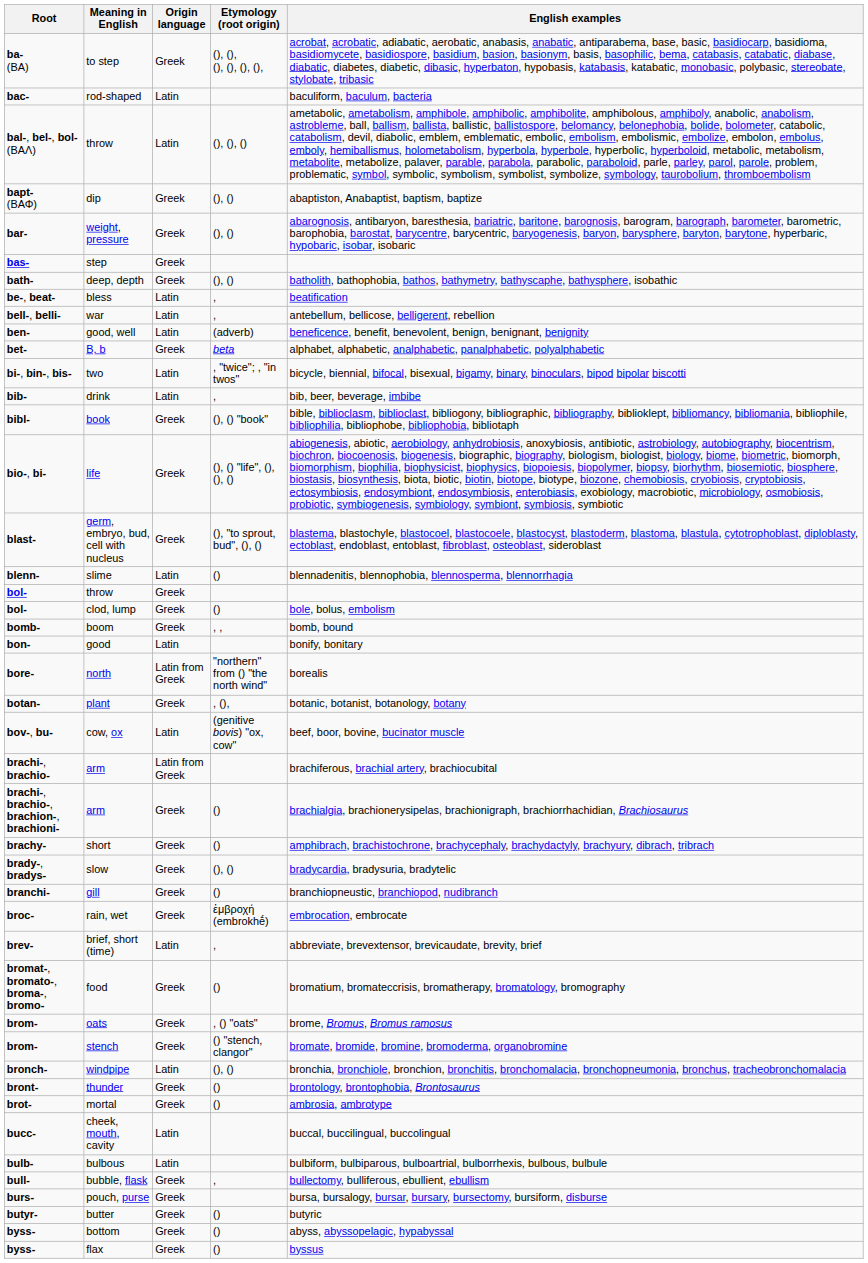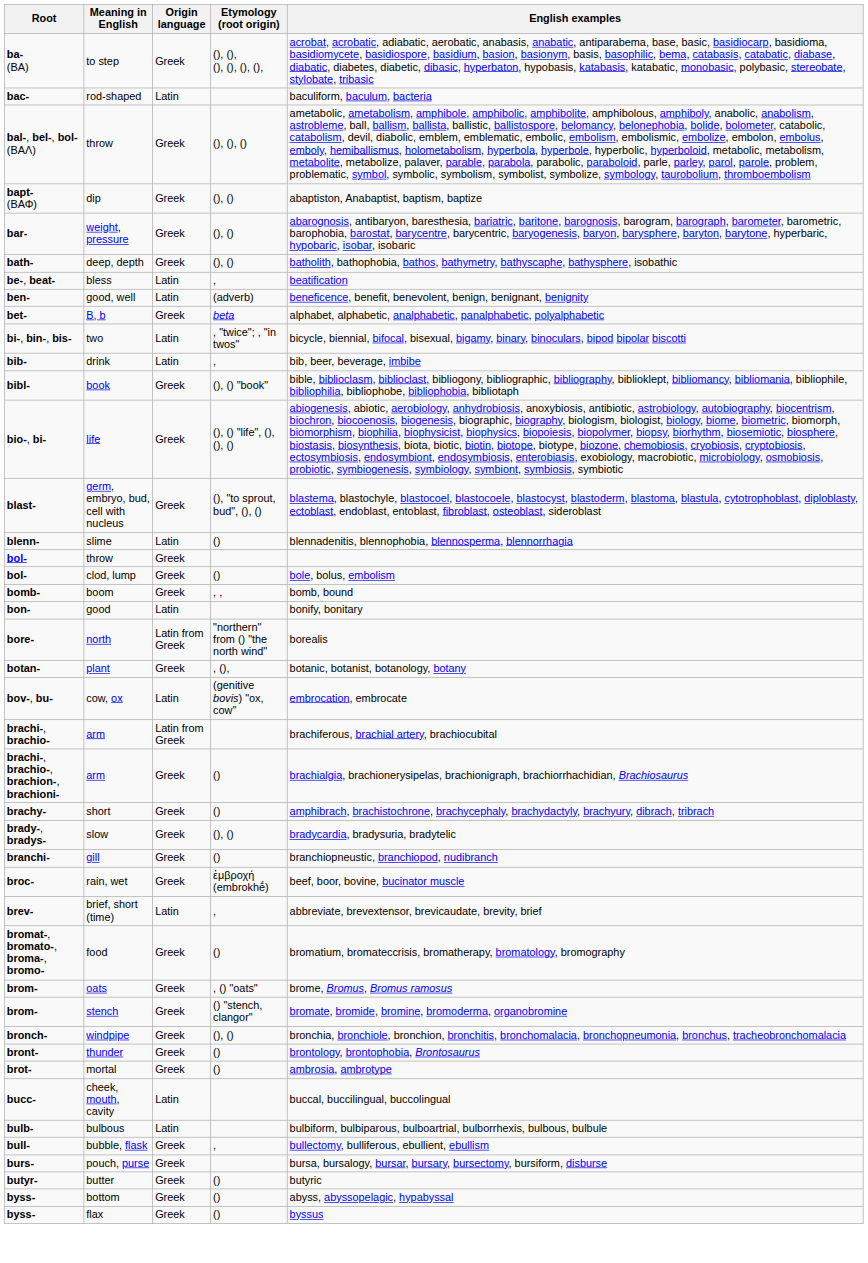(167, 144) Latin -> (170, 144) Greek
- row: (18, 263)
- row: (34, 315)
(377, 733) beef, boor, bovine, bucinator muscle -> (348, 698) embrocation, embrocate
(348, 916) embrocation, embrocate -> (377, 881) beef, boor, bovine, bucinator muscle
(167, 1069) Latin -> (170, 1035) Greek
